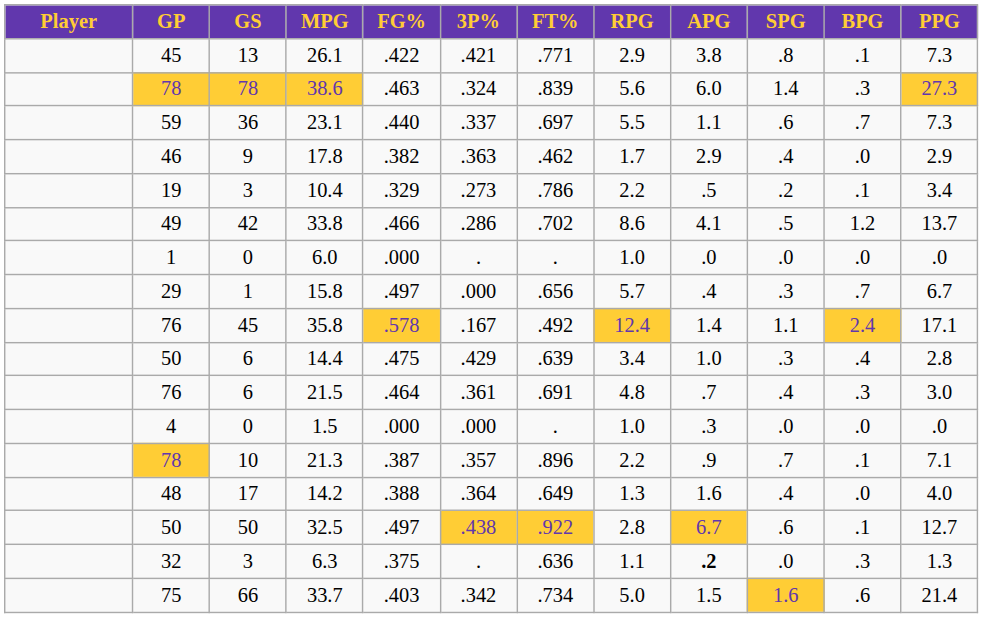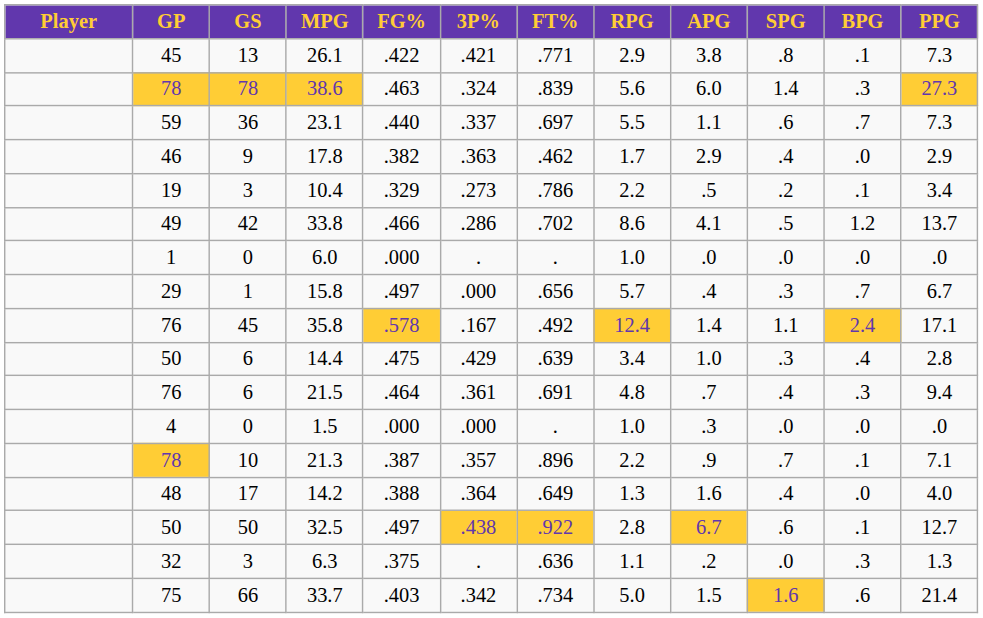(939, 392) 3.0 -> (939, 392) 9.4
(709, 561) bold -> (709, 561) normal
